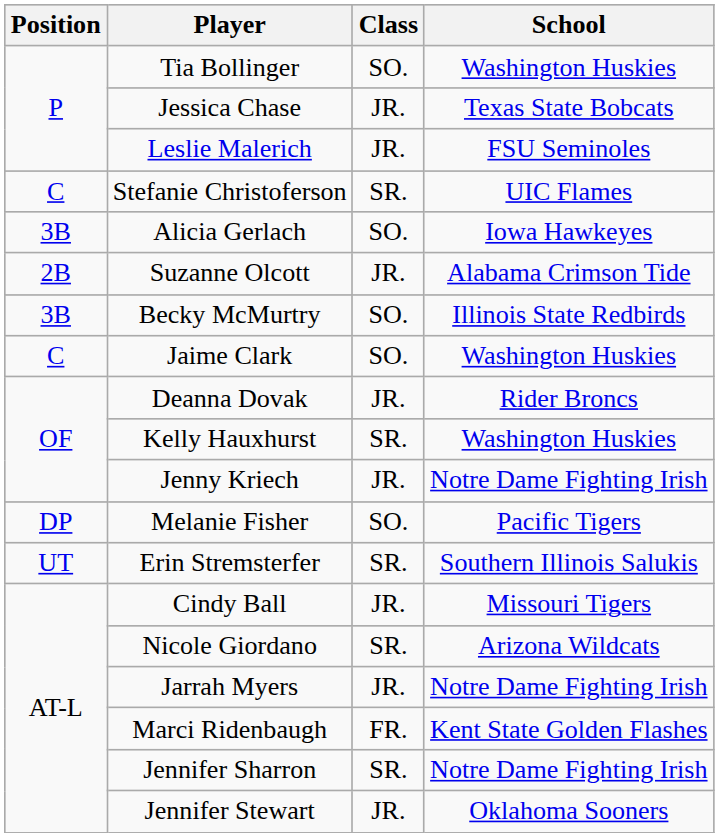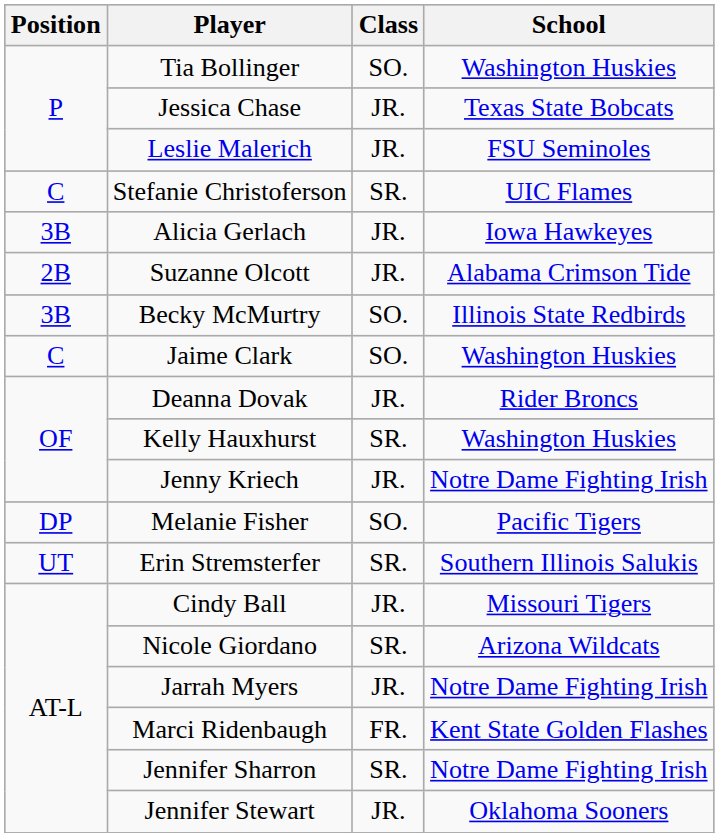(388, 231) SO. -> (388, 231) JR.
